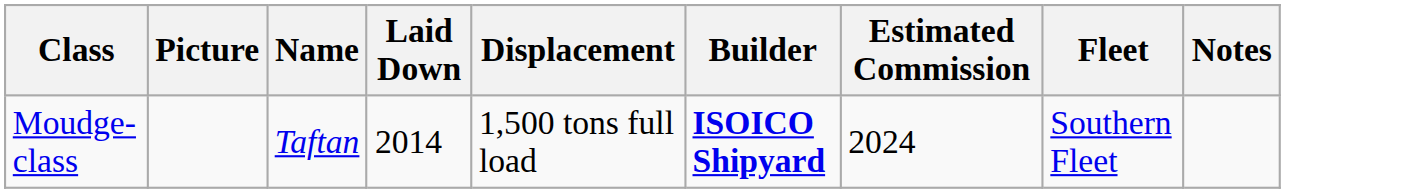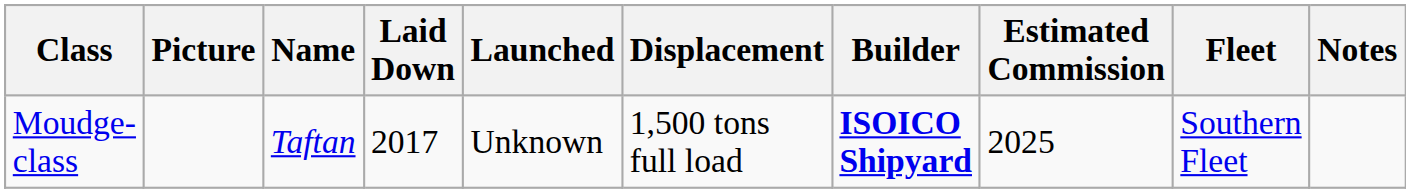+ column: (542, 50)
(408, 141) 2014 -> (405, 141) 2017
(882, 141) 2024 -> (1021, 141) 2025
